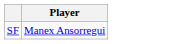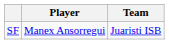+ column: (136, 13)
